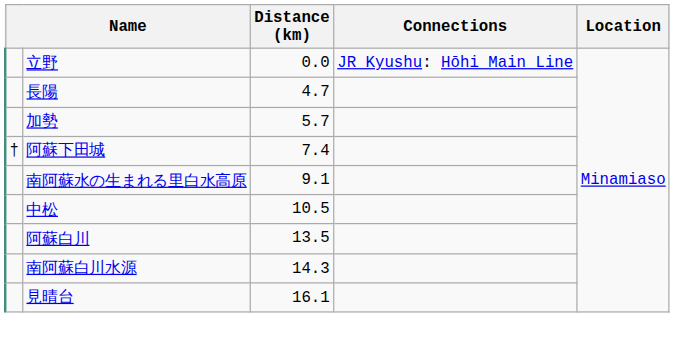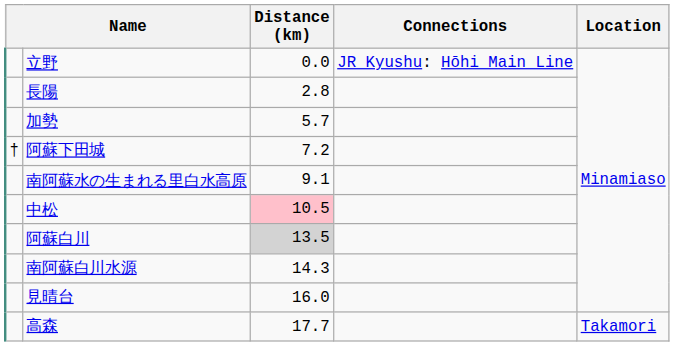(316, 92) 4.7 -> (316, 92) 2.8
(316, 151) 7.4 -> (316, 151) 7.2
(311, 209) no background -> (311, 209) pink background
(311, 239) no background -> (311, 239) lightgrey background
(311, 297) 16.1 -> (311, 297) 16.0
+ row: (42, 327)
